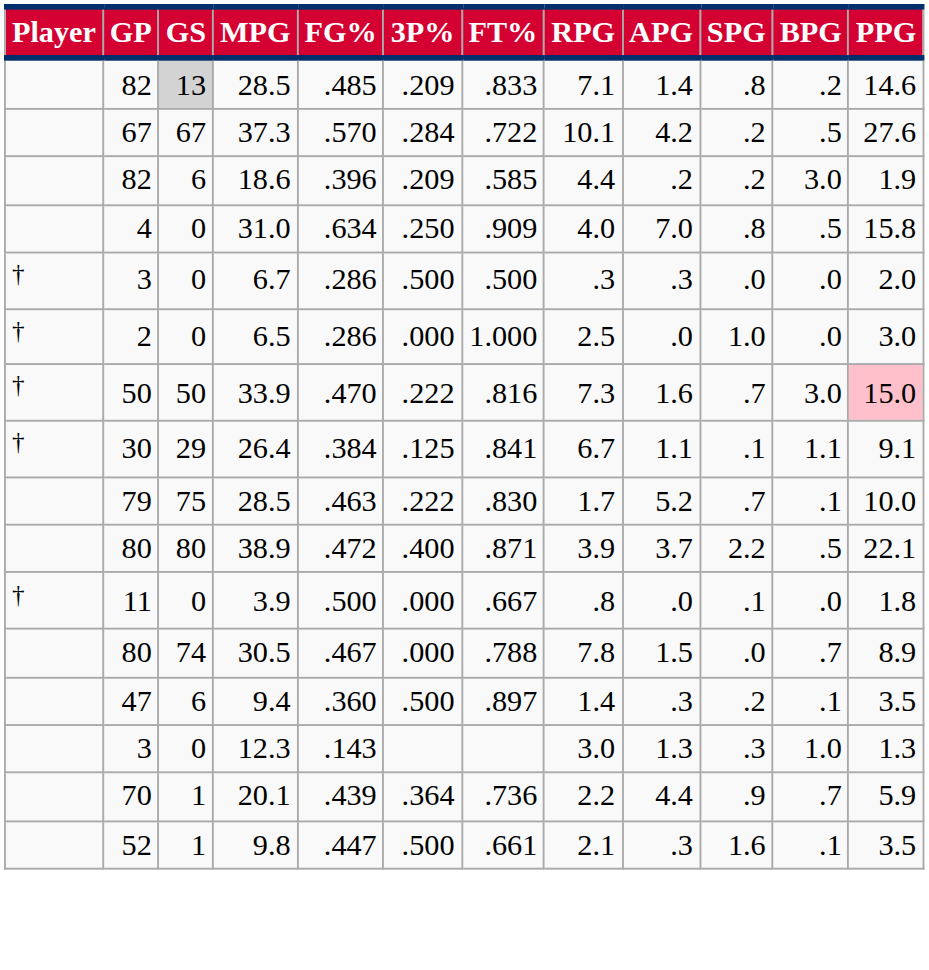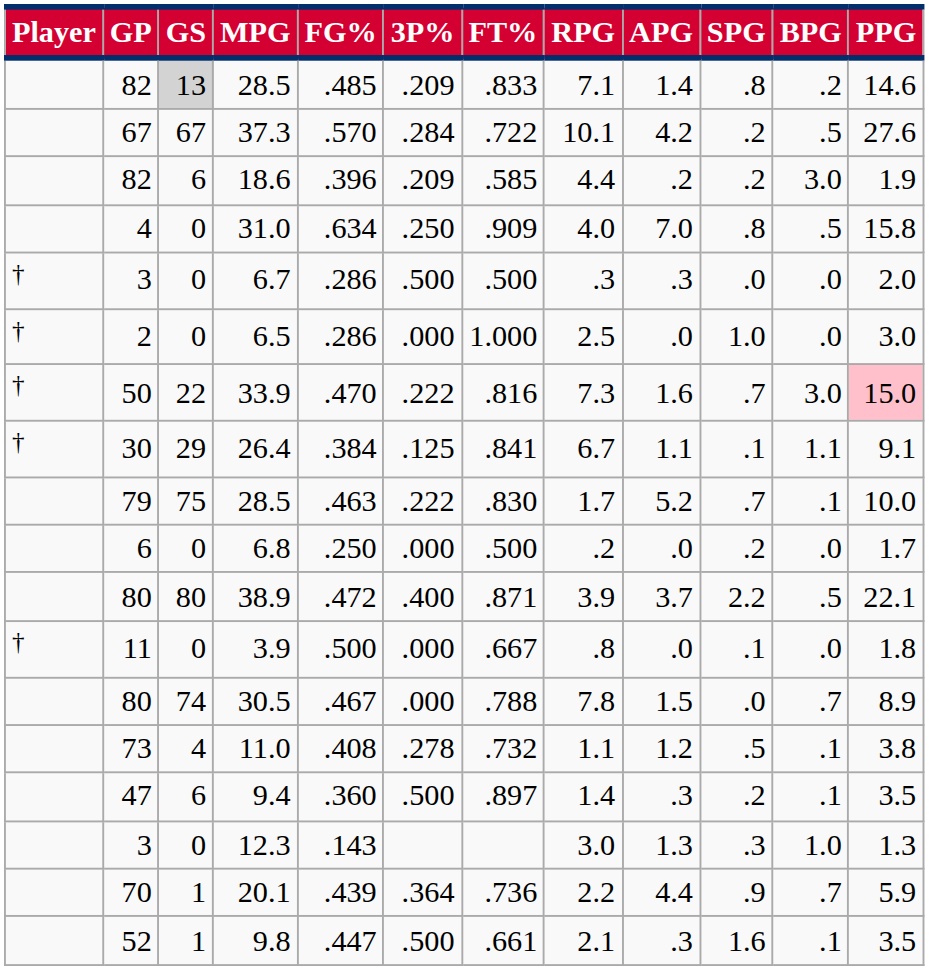(191, 392) 50 -> (191, 392) 22
+ row: (144, 548)
+ row: (137, 748)
